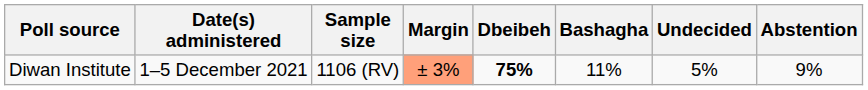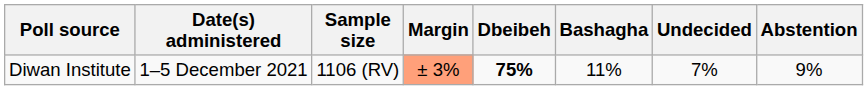(704, 70) 5% -> (704, 70) 7%
